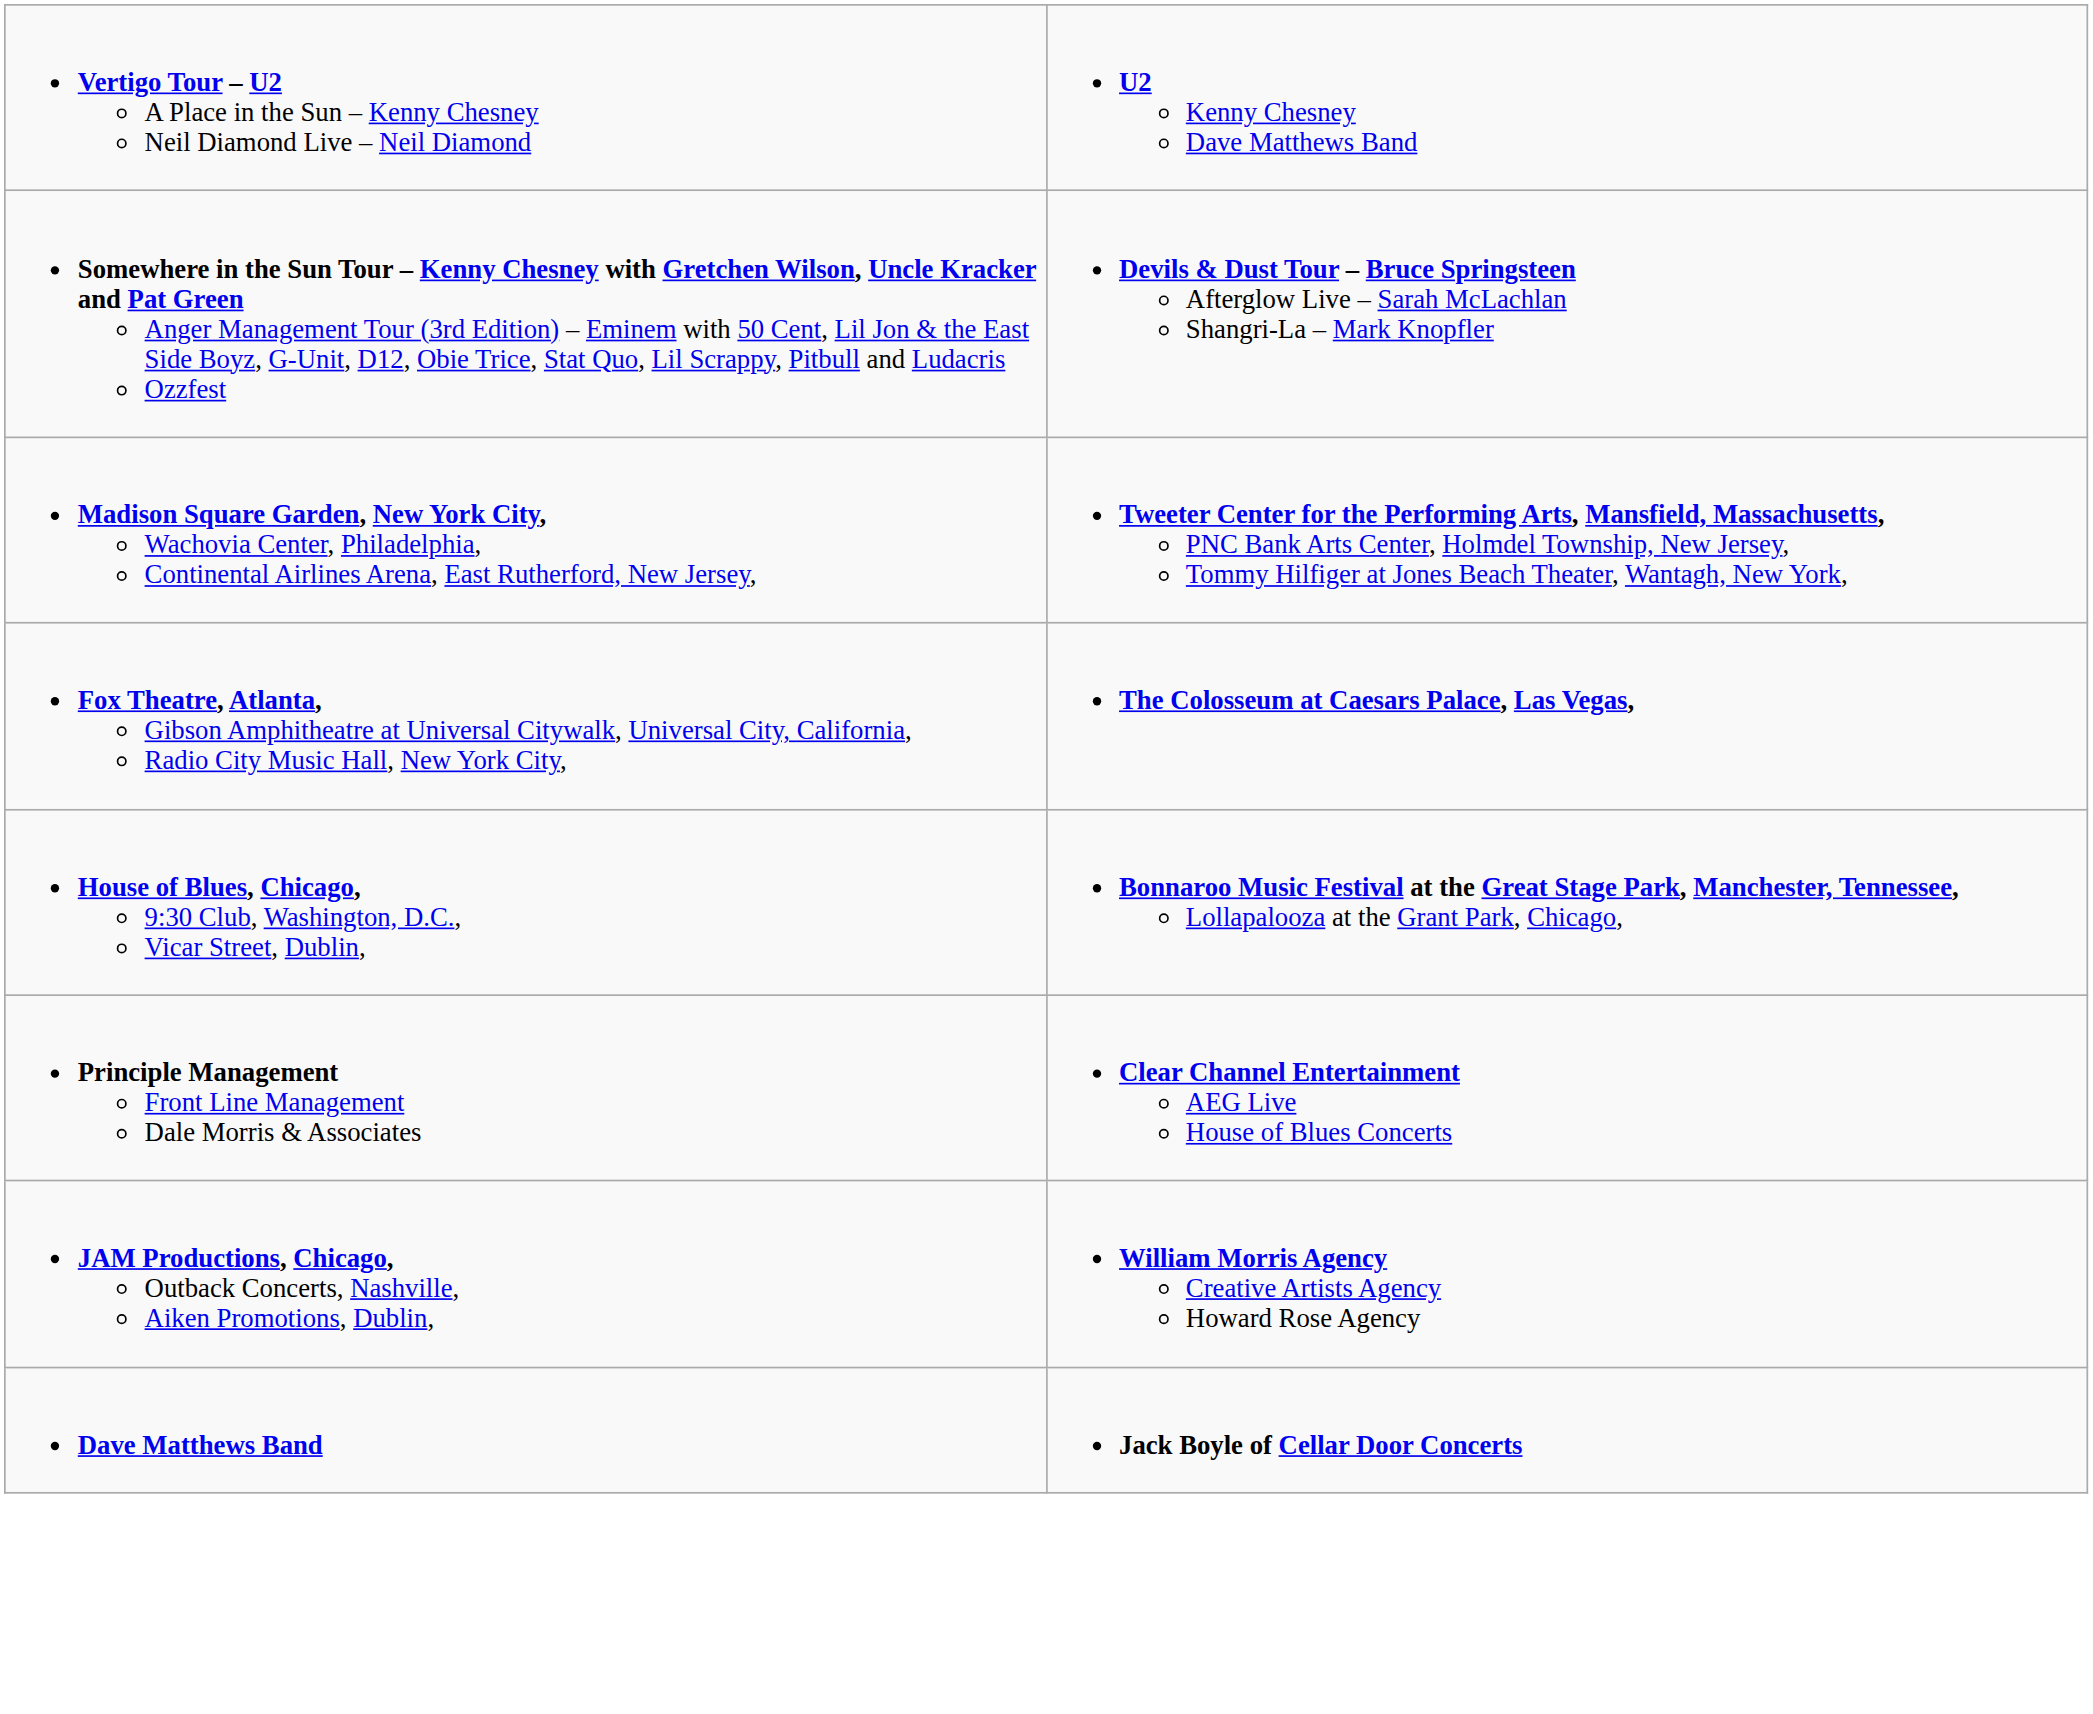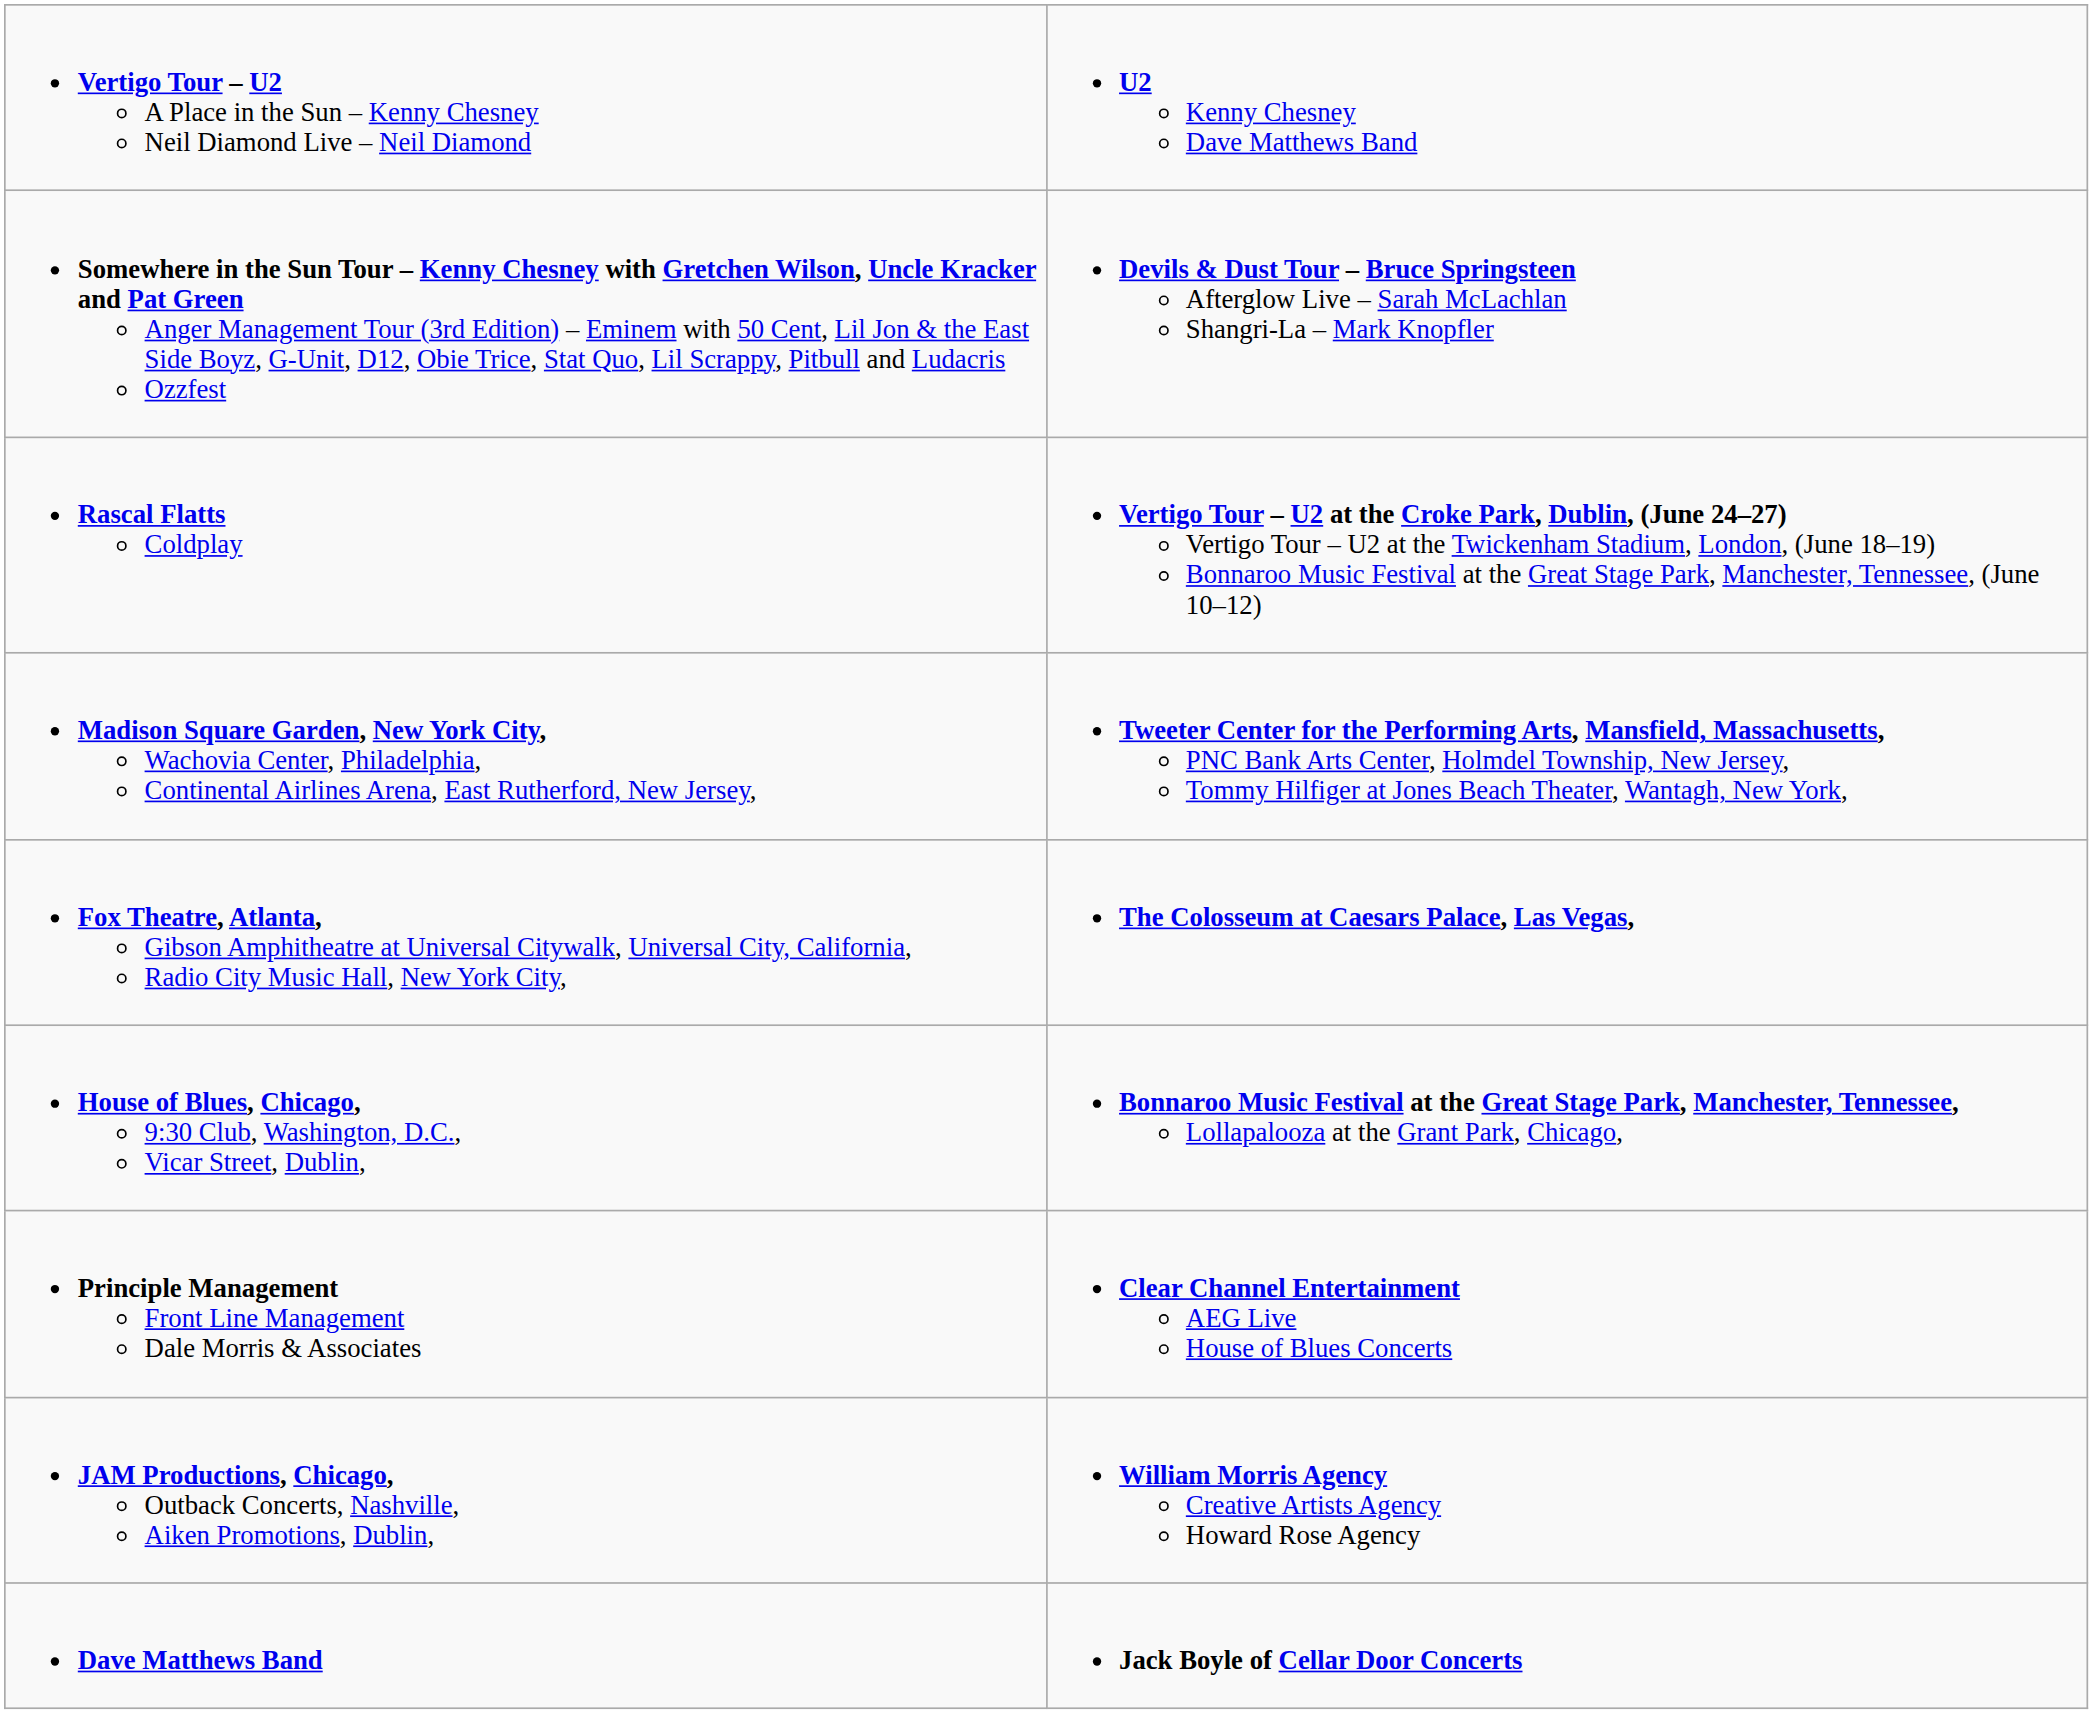+ row: (525, 530)
